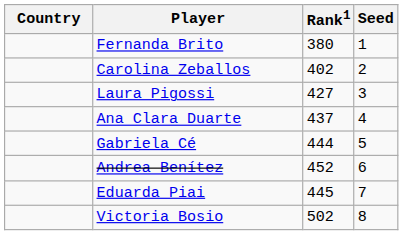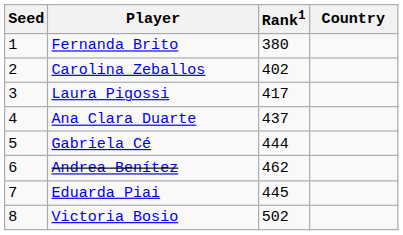columns swapped: (49, 19) <-> (376, 19)
(320, 94) 427 -> (275, 94) 417
(320, 168) 452 -> (275, 168) 462
